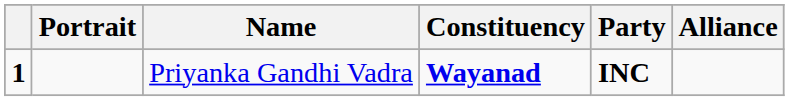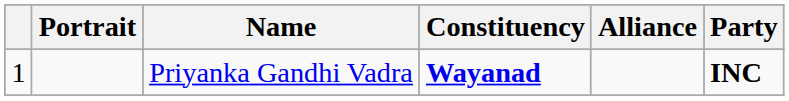columns swapped: (632, 26) <-> (728, 26)
(18, 71) bold -> (18, 71) normal
